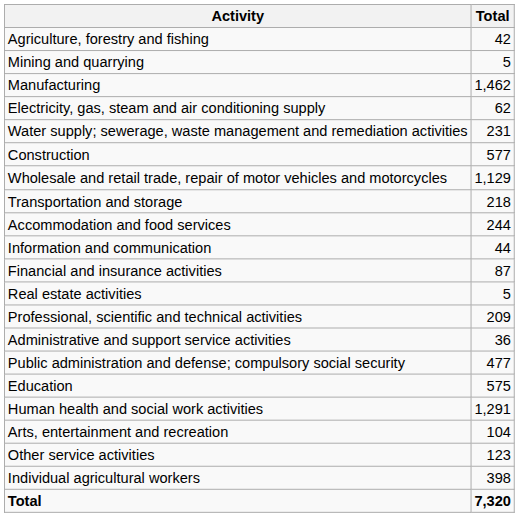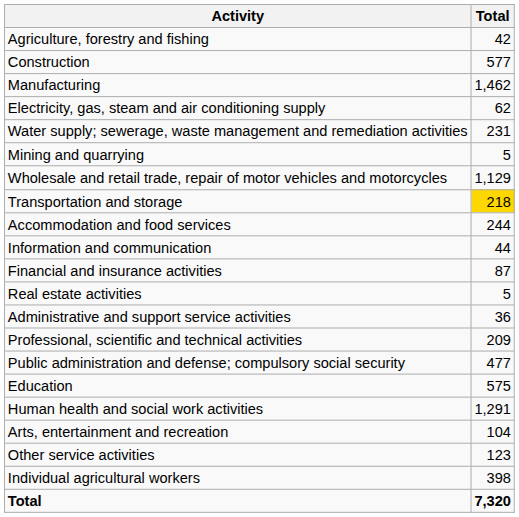rows swapped: (76, 62) <-> (49, 155)
(499, 201) no background -> (499, 201) gold background
rows swapped: (155, 317) <-> (149, 340)
